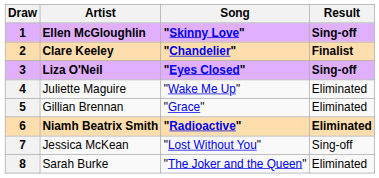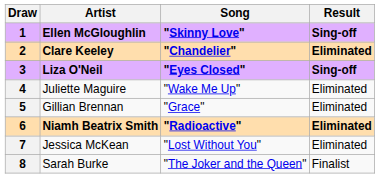(333, 51) Finalist -> (342, 51) Eliminated
(332, 145) Sing-off -> (339, 145) Eliminated
(339, 164) Eliminated -> (331, 164) Finalist
